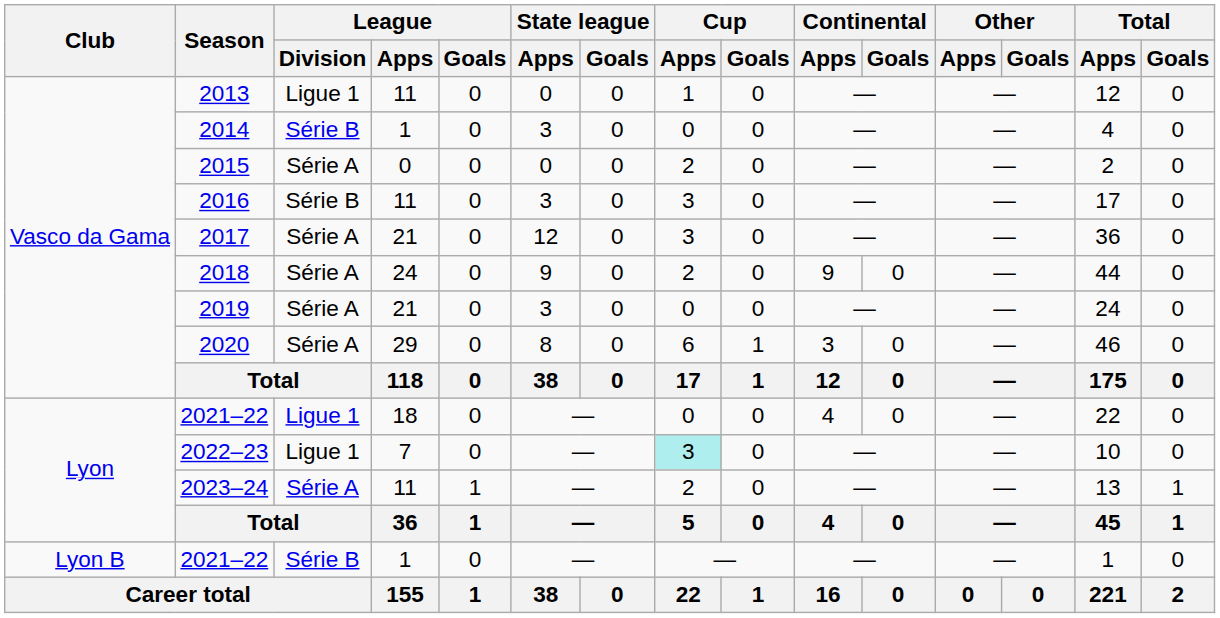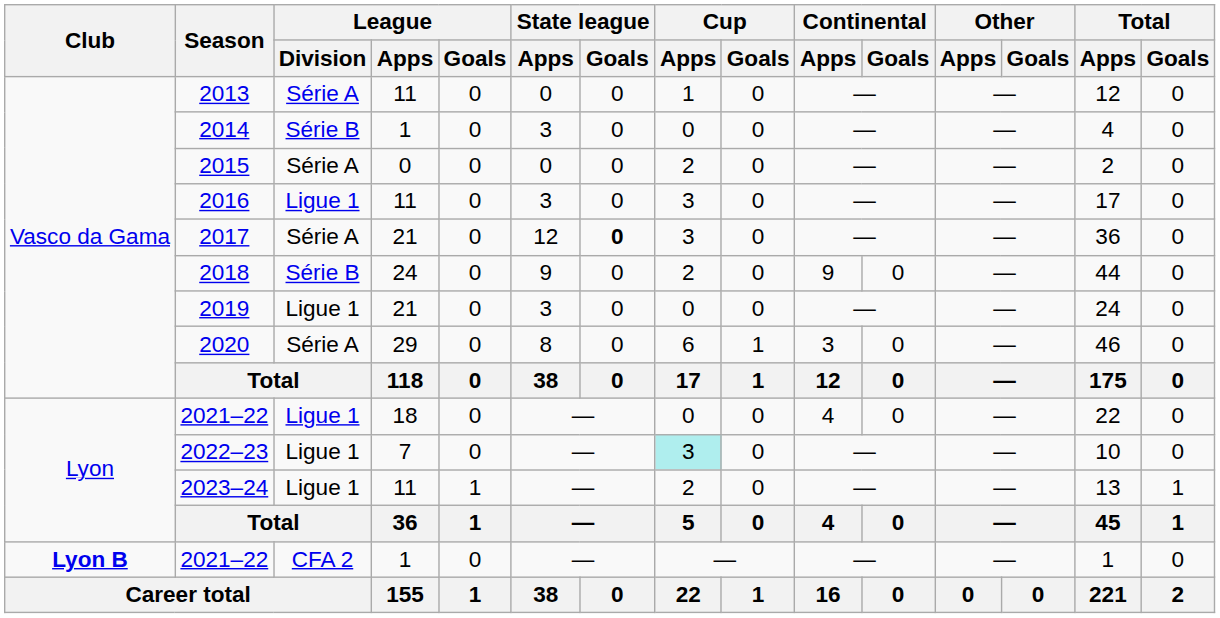(323, 93) Ligue 1 -> (323, 93) Série A
(323, 201) Série B -> (323, 201) Ligue 1
(617, 237) normal -> (617, 237) bold
(323, 272) Série A -> (323, 272) Série B
(323, 308) Série A -> (323, 308) Ligue 1
(323, 487) Série A -> (323, 487) Ligue 1
(90, 559) normal -> (90, 559) bold
(323, 559) Série B -> (323, 559) CFA 2
